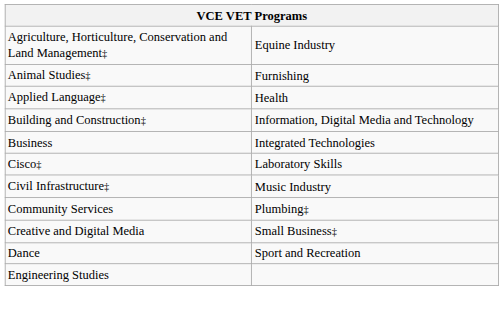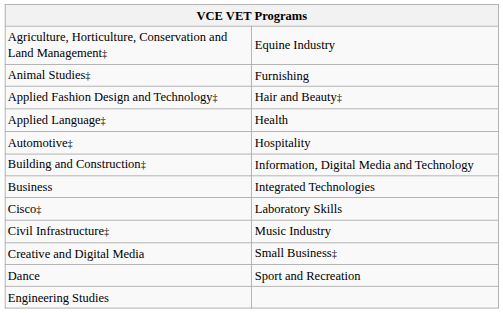+ row: (113, 97)
+ row: (40, 142)
- row: (60, 209)
